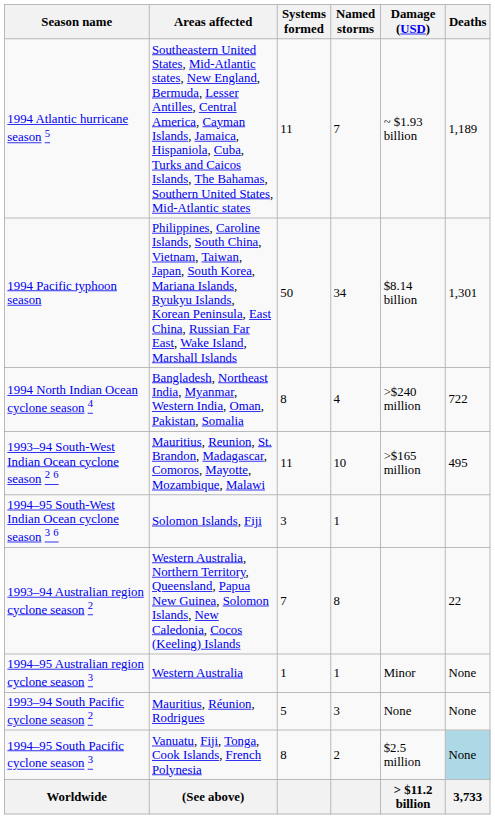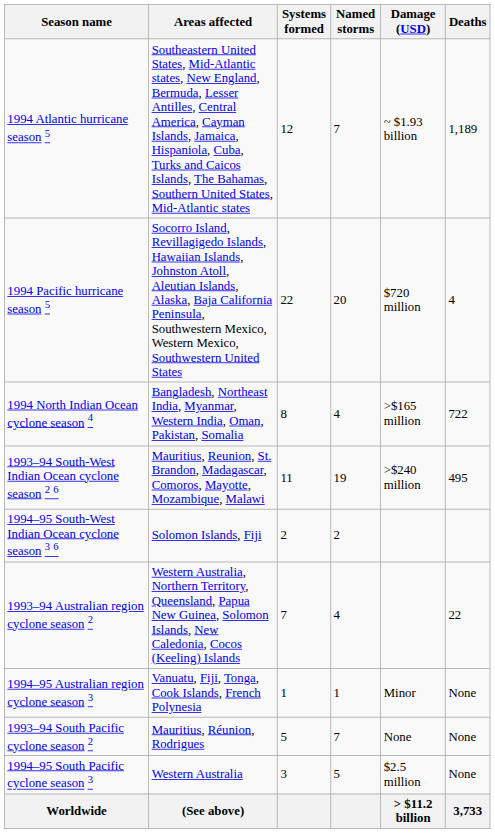(286, 128) 11 -> (287, 128) 12
+ row: (65, 300)
- row: (62, 292)
(402, 399) >$240 million -> (402, 413) >$165 million
(340, 463) 10 -> (340, 477) 19
(402, 463) >$165 million -> (402, 477) >$240 million
(284, 521) 3 -> (284, 535) 2
(337, 521) 1 -> (337, 535) 2
(337, 600) 8 -> (337, 615) 4
(197, 673) Western Australia -> (206, 693) Vanuatu, Fiji, Tonga, Cook Islands, French Polynesia
(337, 711) 3 -> (337, 736) 7
(207, 754) Vanuatu, Fiji, Tonga, Cook Islands, French Polynesia -> (197, 774) Western Australia
(284, 754) 8 -> (284, 774) 3
(337, 754) 2 -> (337, 774) 5
(462, 754) lightblue background -> (462, 774) no background
